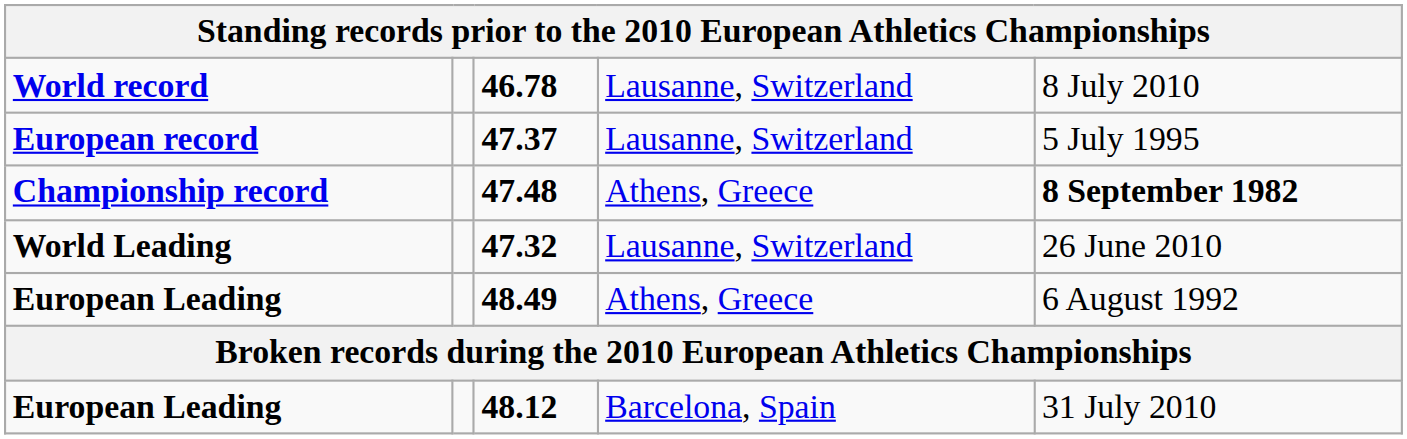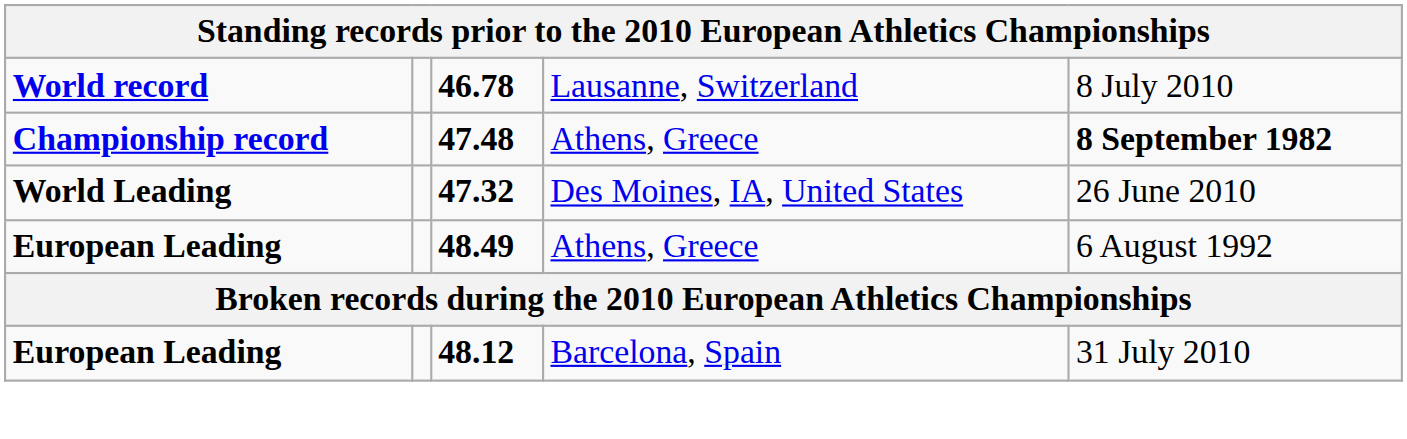- row: (519, 138)
(759, 245) Lausanne, Switzerland -> (757, 191) Des Moines, IA, United States
